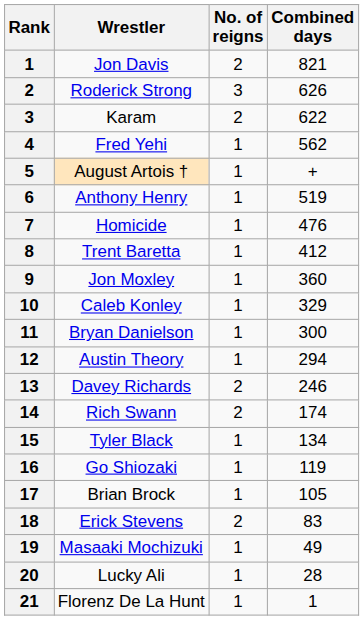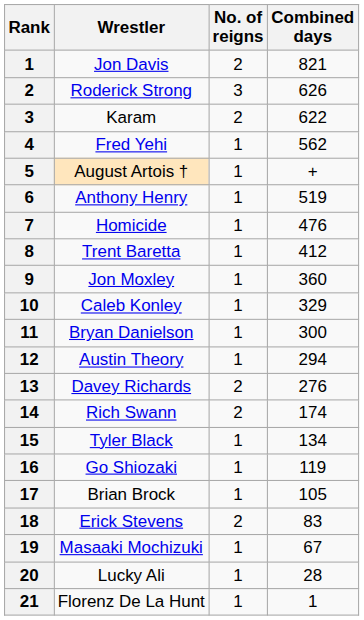(313, 386) 246 -> (313, 386) 276
(313, 548) 49 -> (313, 548) 67
